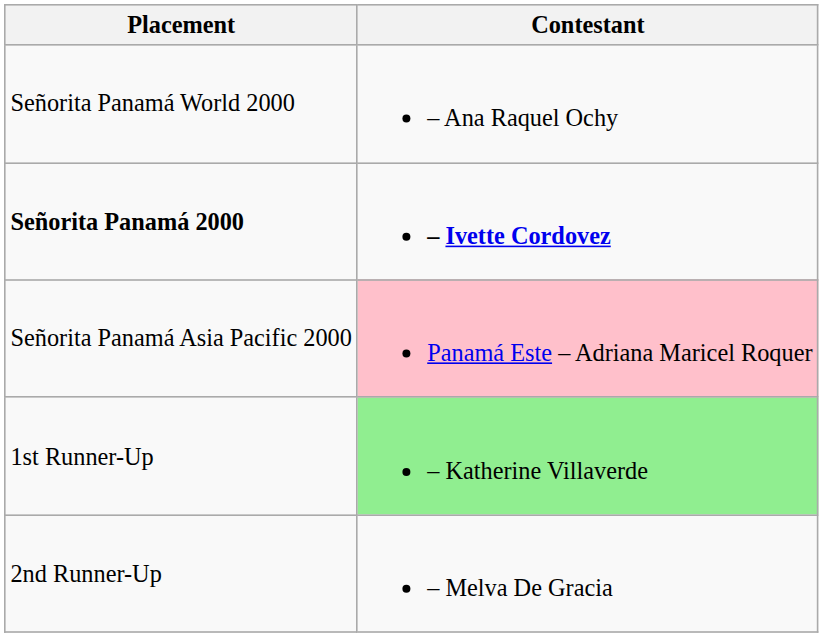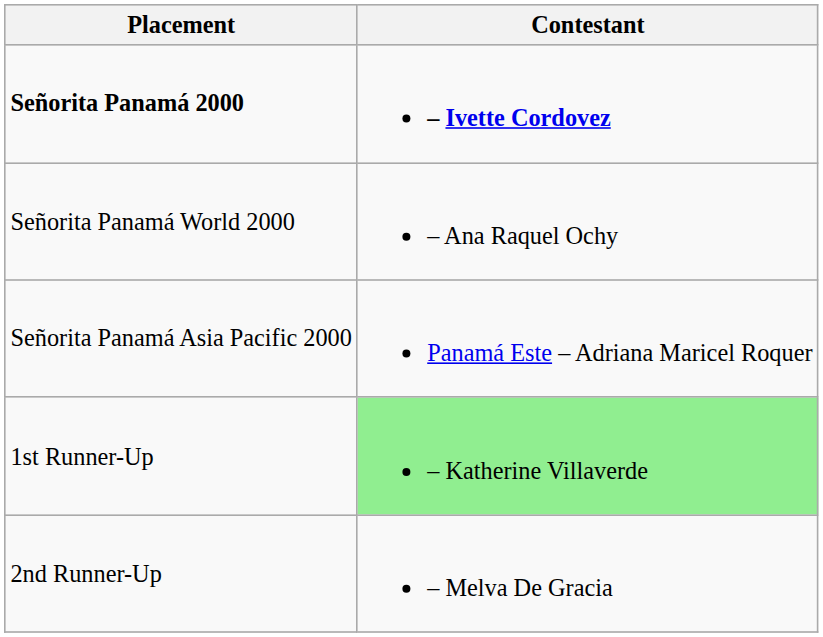rows swapped: (127, 221) <-> (153, 103)
(588, 353) pink background -> (588, 353) no background
